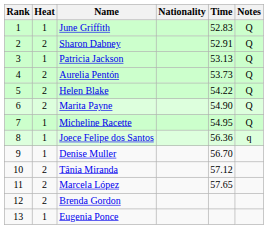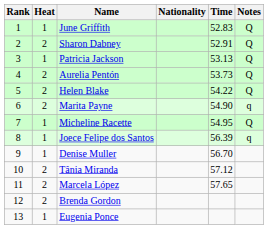(249, 106) Q -> (249, 106) q
(221, 138) 56.36 -> (221, 138) 56.39
